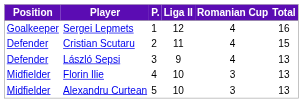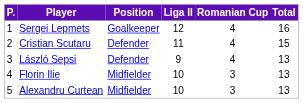columns swapped: (155, 12) <-> (33, 12)
